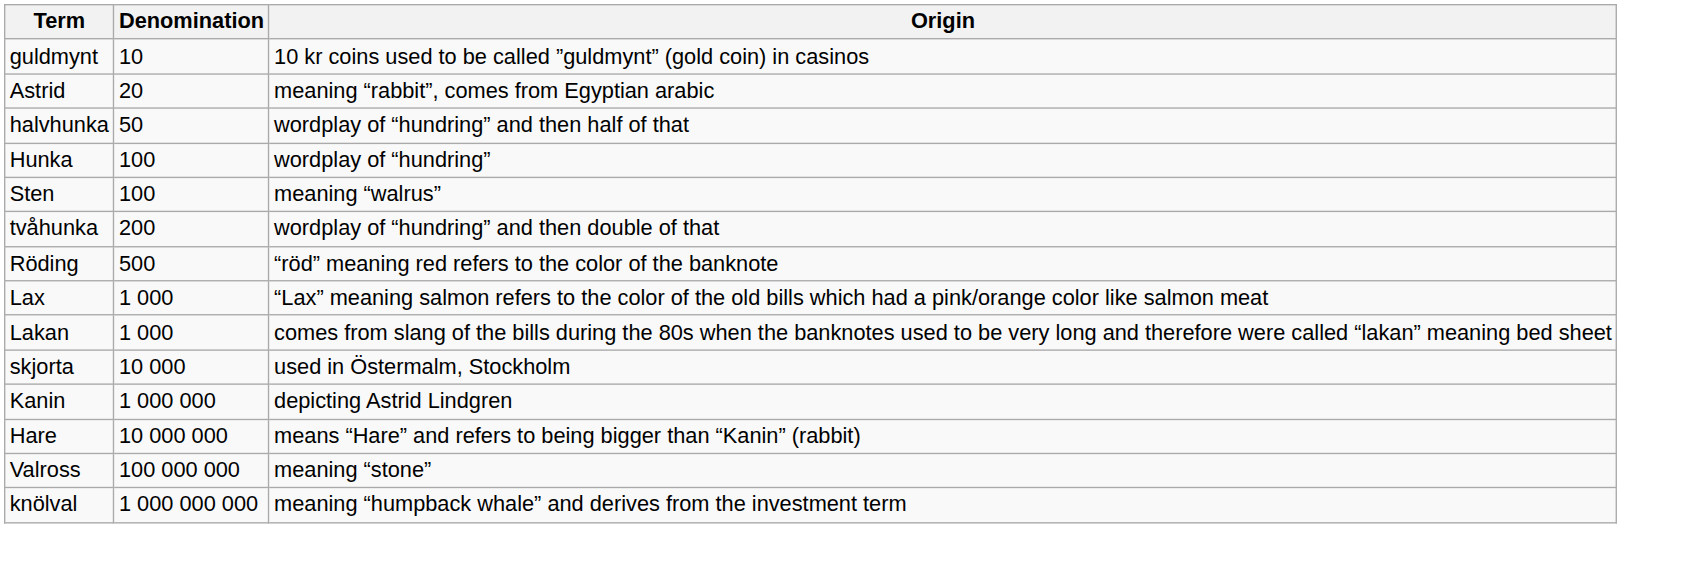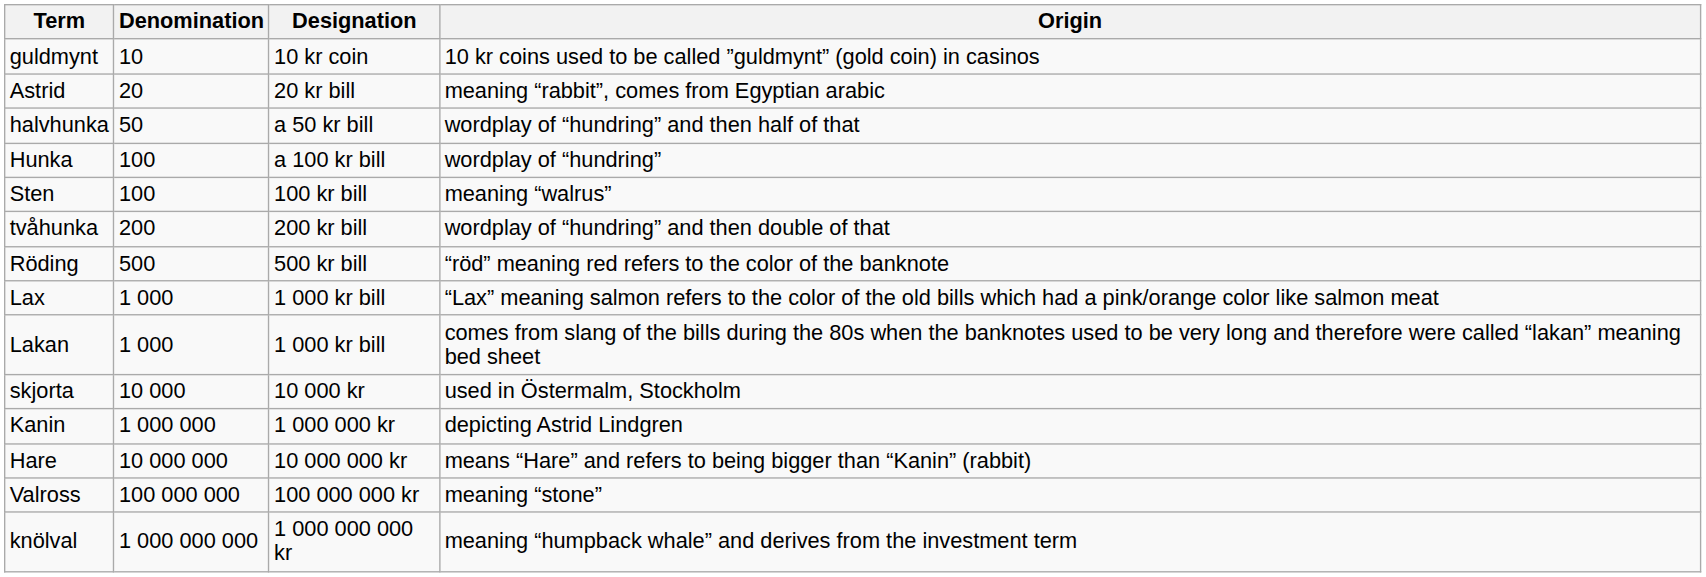+ column: (354, 21)
